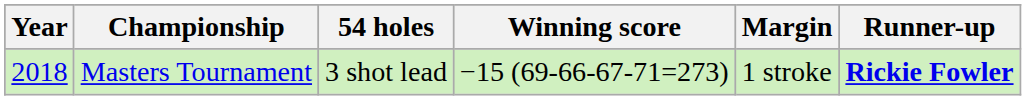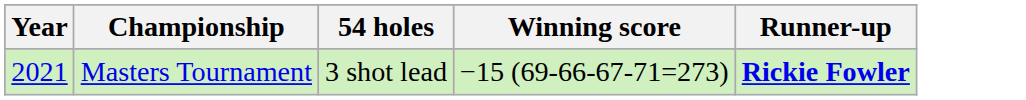- column: (787, 26)
(40, 71) 2018 -> (40, 71) 2021
